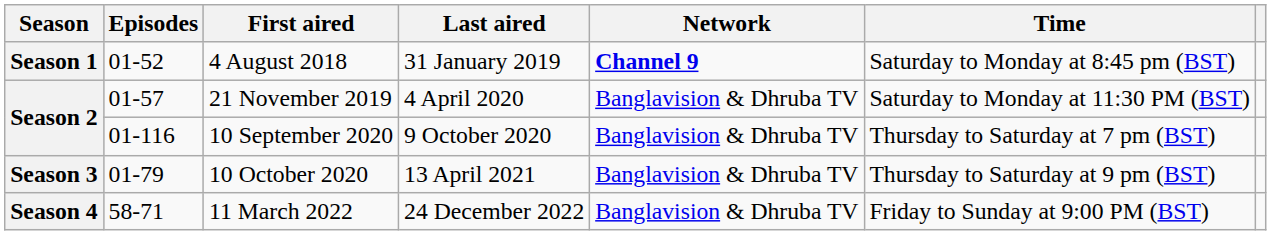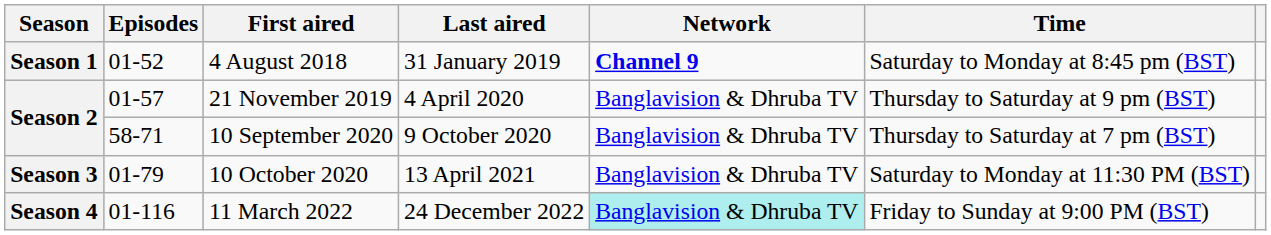(1060, 98) Saturday to Monday at 11:30 PM (BST) -> (1042, 98) Thursday to Saturday at 9 pm (BST)
(142, 135) 01-116 -> (136, 135) 58-71
(1042, 173) Thursday to Saturday at 9 pm (BST) -> (1060, 173) Saturday to Monday at 11:30 PM (BST)
(136, 211) 58-71 -> (142, 211) 01-116
(727, 211) no background -> (727, 211) paleturquoise background
